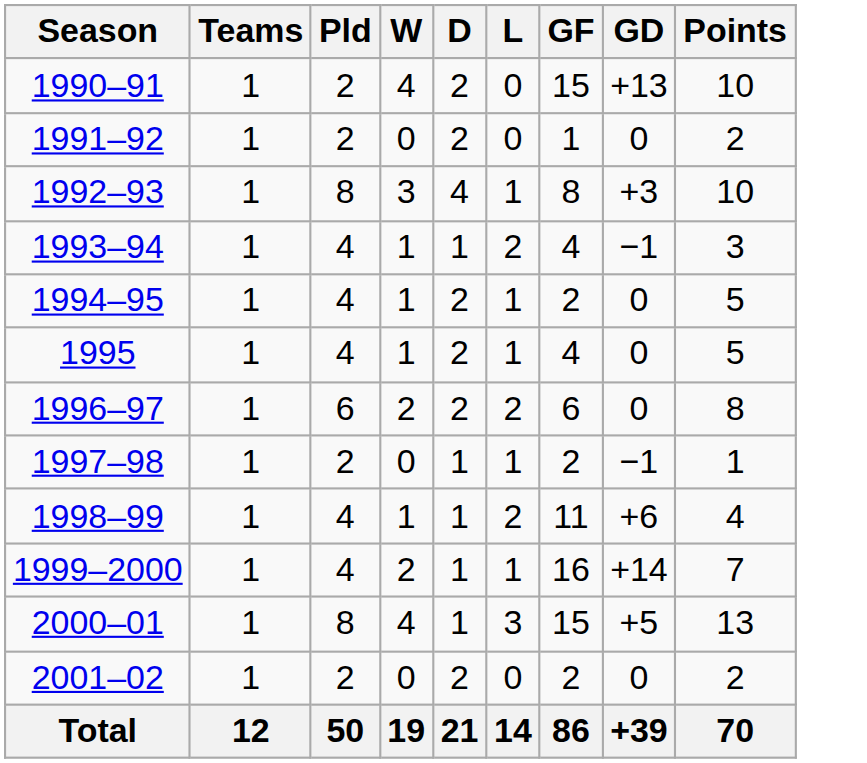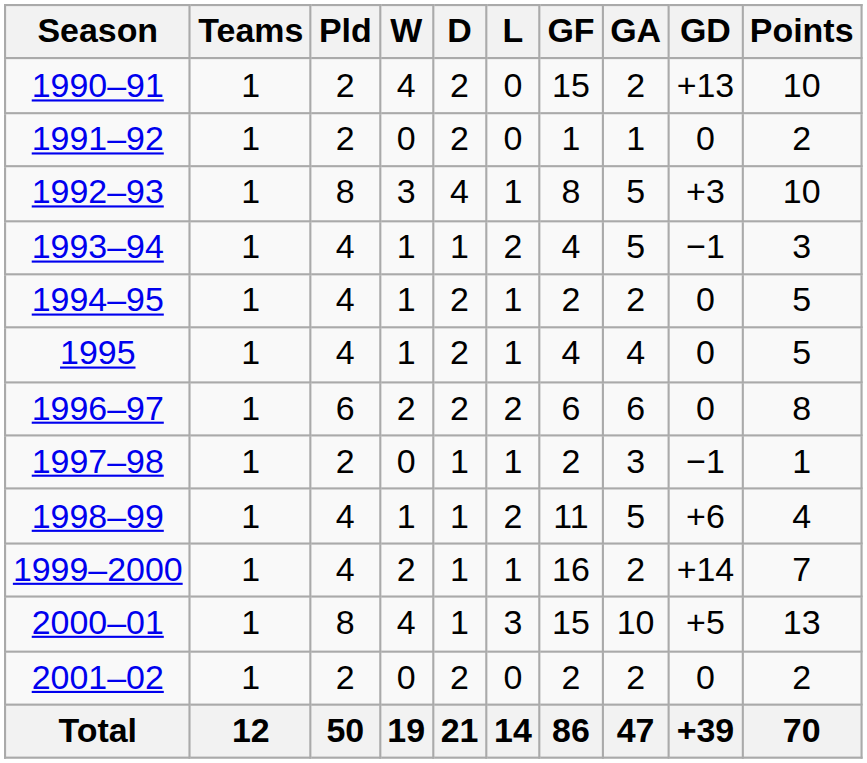+ column: (636, 31)
